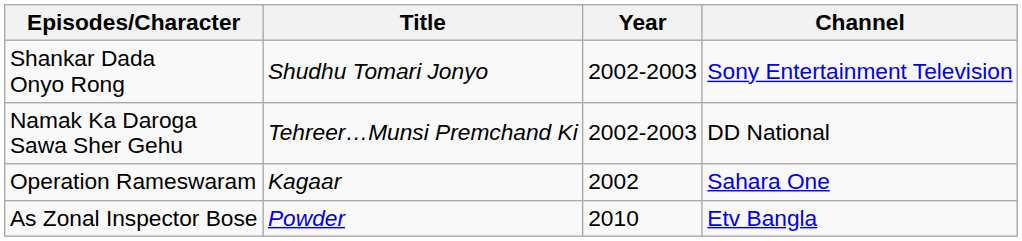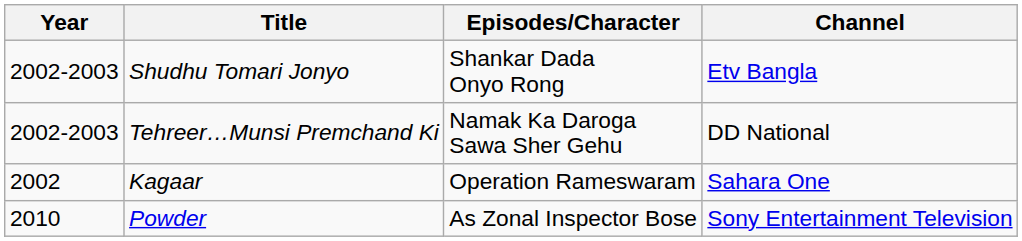columns swapped: (643, 22) <-> (134, 22)
(860, 71) Sony Entertainment Television -> (762, 71) Etv Bangla
(762, 217) Etv Bangla -> (860, 217) Sony Entertainment Television
